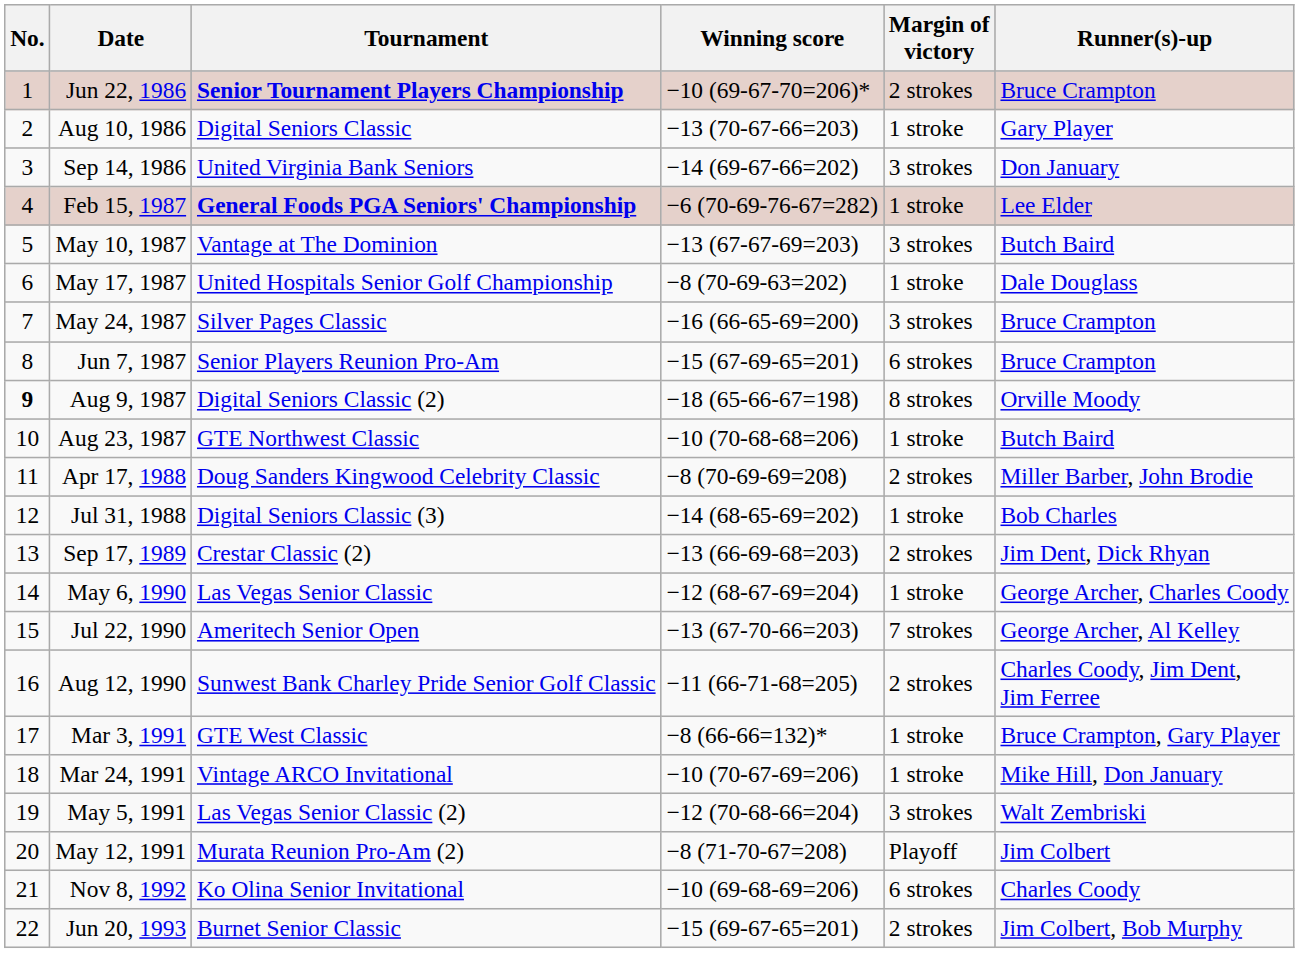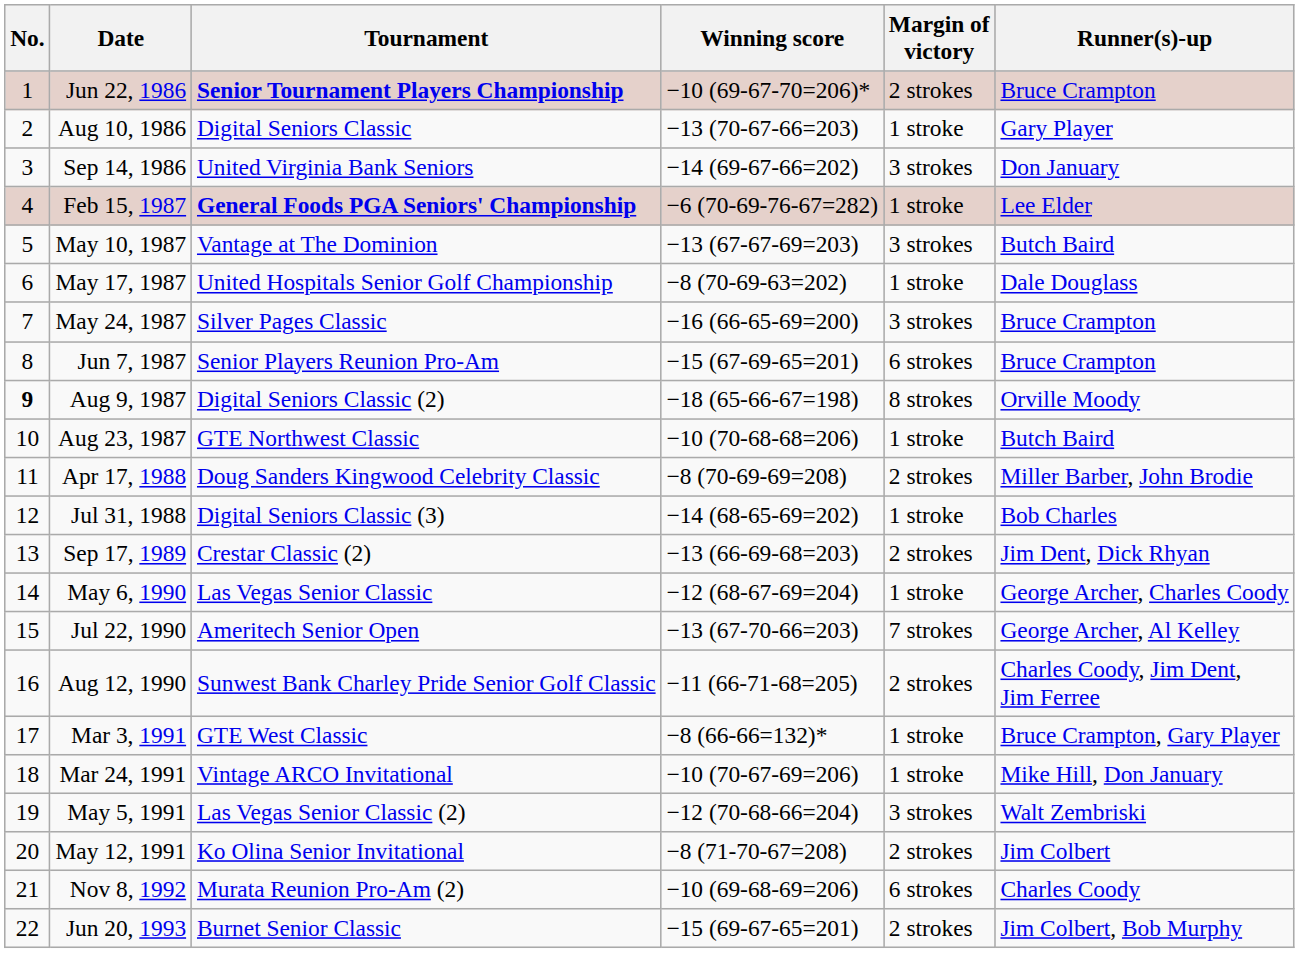(330, 851) Murata Reunion Pro-Am (2) -> (330, 851) Ko Olina Senior Invitational
(923, 851) Playoff -> (931, 851) 2 strokes
(330, 889) Ko Olina Senior Invitational -> (330, 889) Murata Reunion Pro-Am (2)
